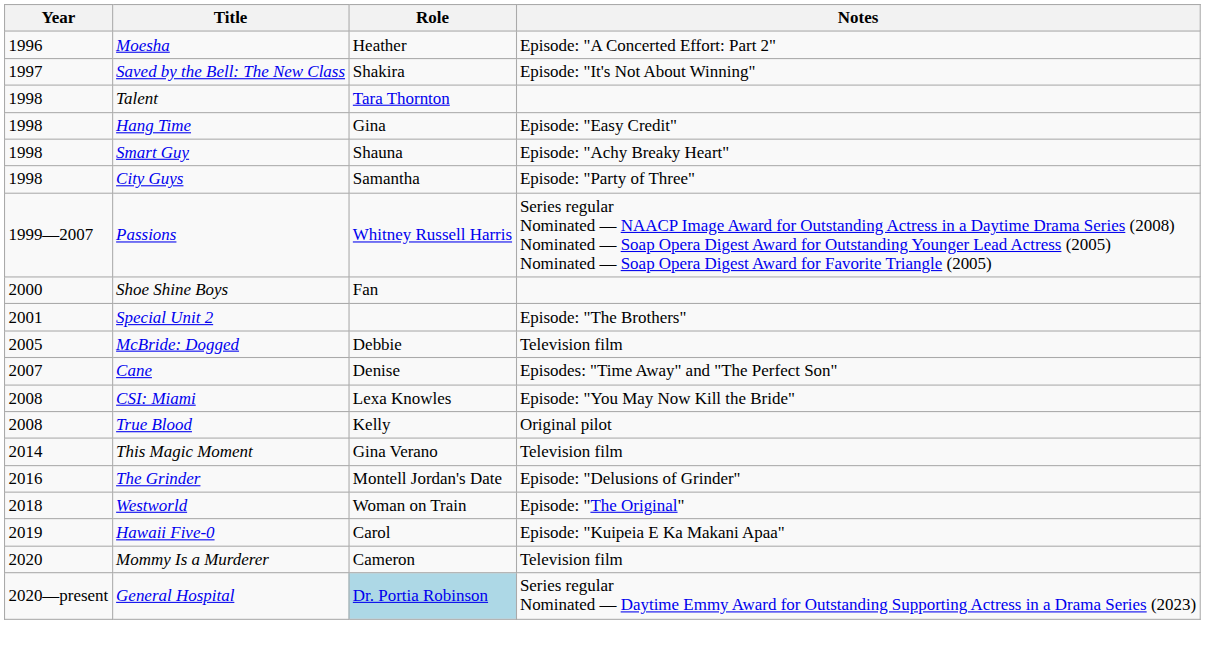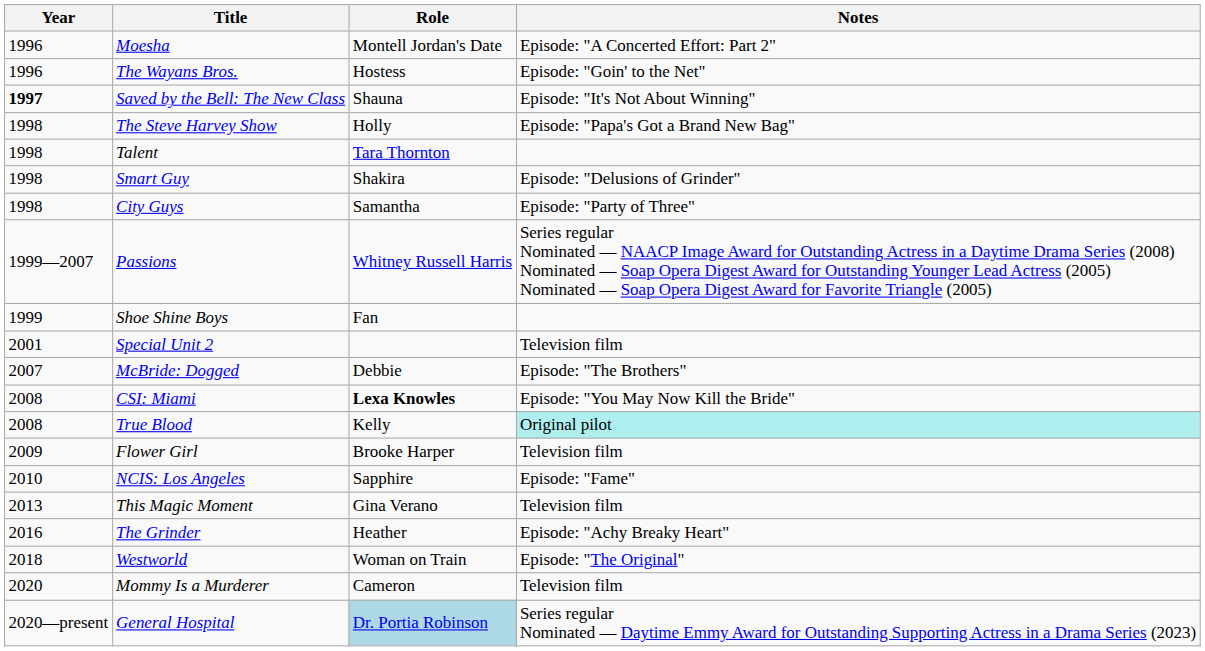(380, 44) Heather -> (427, 44) Montell Jordan's Date
+ row: (177, 71)
(25, 71) normal -> (25, 98) bold
(379, 71) Shakira -> (378, 98) Shauna
+ row: (196, 125)
- row: (154, 125)
(378, 152) Shauna -> (379, 179) Shakira
(625, 152) Episode: "Achy Breaky Heart" -> (630, 179) Episode: "Delusions of Grinder"
(25, 290) 2000 -> (25, 317) 1999
(603, 317) Episode: "The Brothers" -> (571, 344) Television film
(25, 344) 2005 -> (25, 371) 2007
(571, 344) Television film -> (603, 371) Episode: "The Brothers"
- row: (134, 371)
(402, 397) normal -> (404, 397) bold
(566, 424) no background -> (566, 424) paleturquoise background
+ row: (157, 451)
+ row: (180, 478)
(25, 451) 2014 -> (25, 505) 2013
(427, 478) Montell Jordan's Date -> (380, 532) Heather
(630, 478) Episode: "Delusions of Grinder" -> (625, 532) Episode: "Achy Breaky Heart"
- row: (165, 532)
